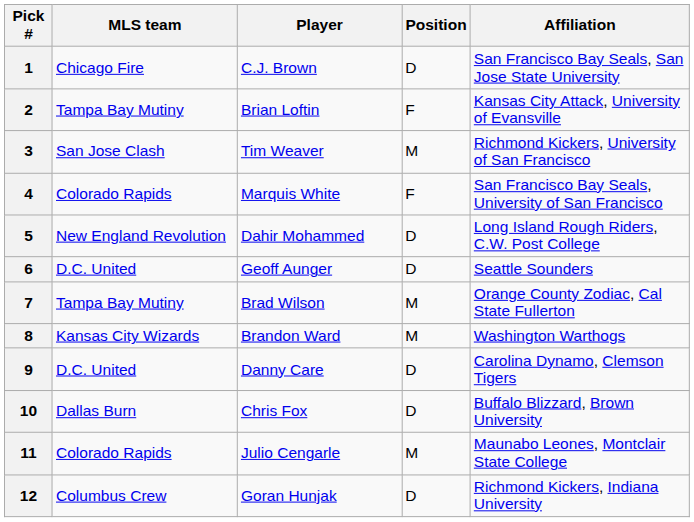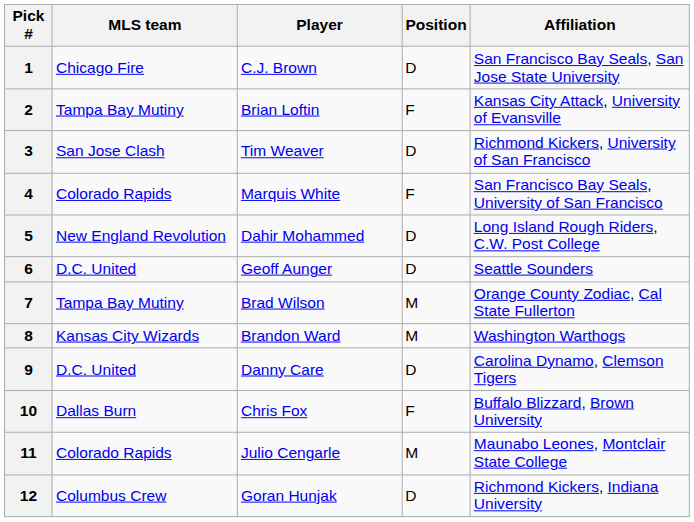(412, 151) M -> (411, 151) D
(411, 411) D -> (410, 411) F
